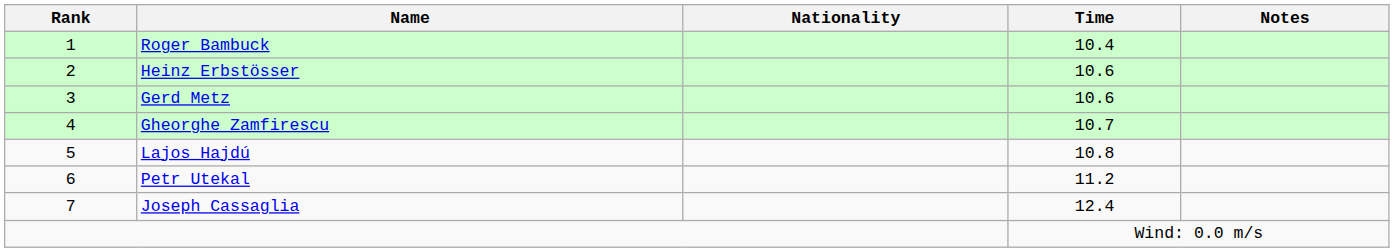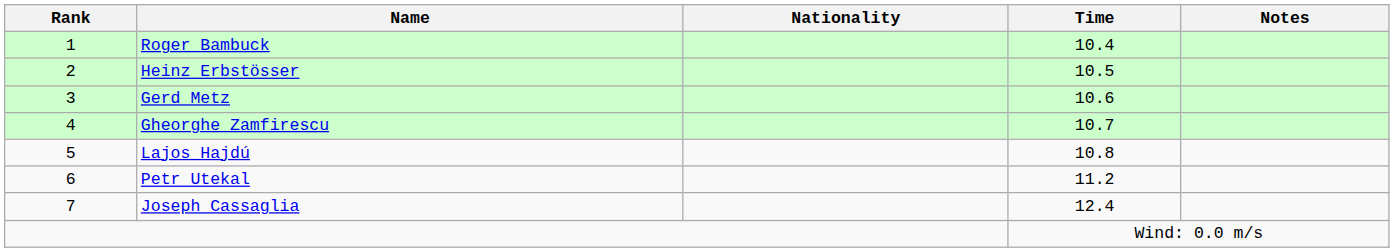(1095, 72) 10.6 -> (1095, 72) 10.5
